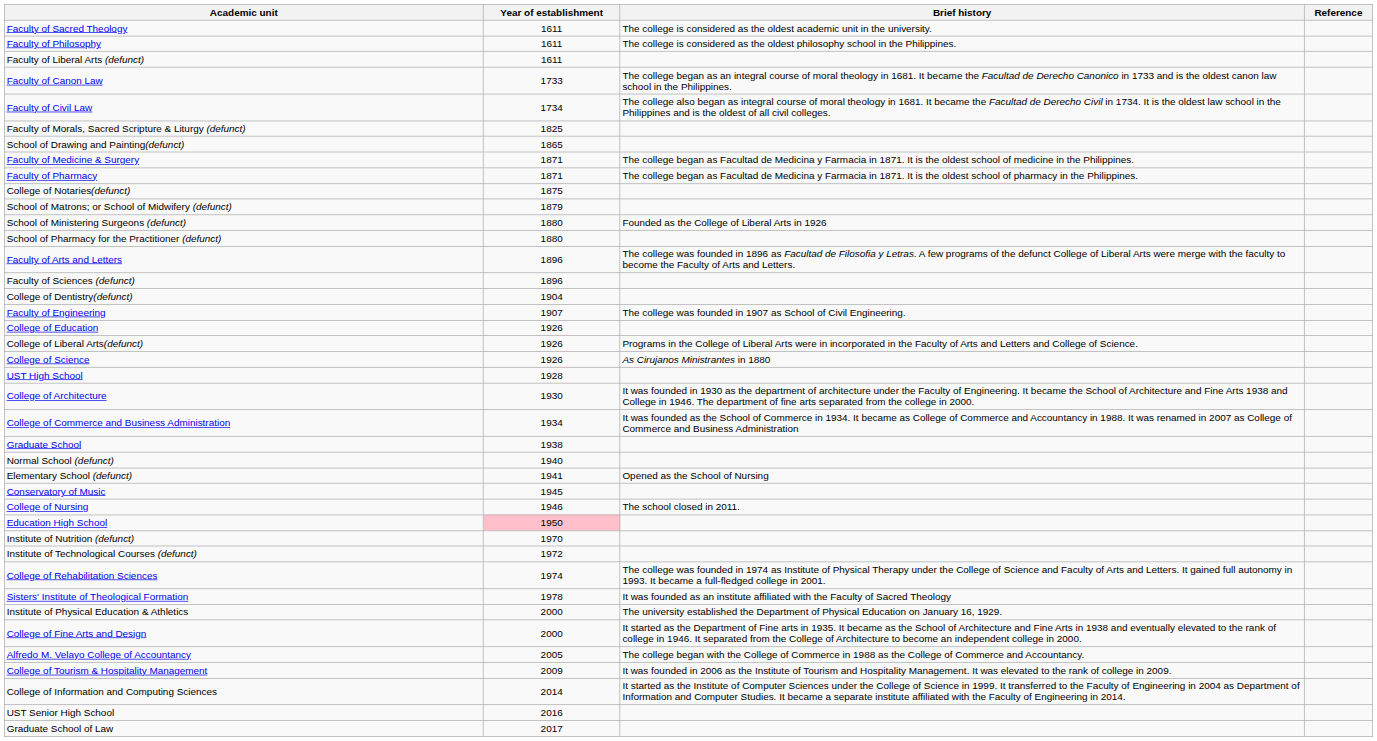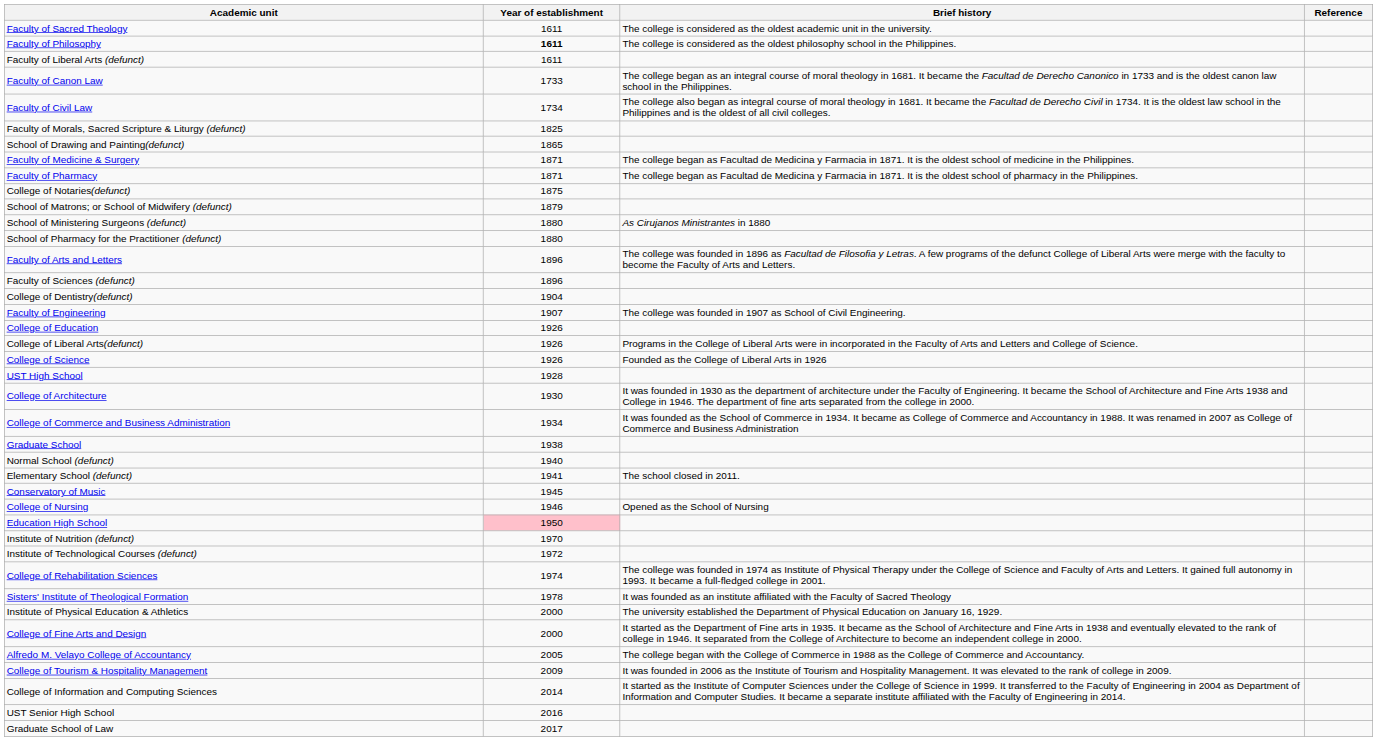(552, 44) normal -> (552, 44) bold
(725, 223) Founded as the College of Liberal Arts in 1926 -> (696, 223) As Cirujanos Ministrantes in 1880
(696, 360) As Cirujanos Ministrantes in 1880 -> (725, 360) Founded as the College of Liberal Arts in 1926
(696, 476) Opened as the School of Nursing -> (681, 476) The school closed in 2011.
(681, 507) The school closed in 2011. -> (696, 507) Opened as the School of Nursing
